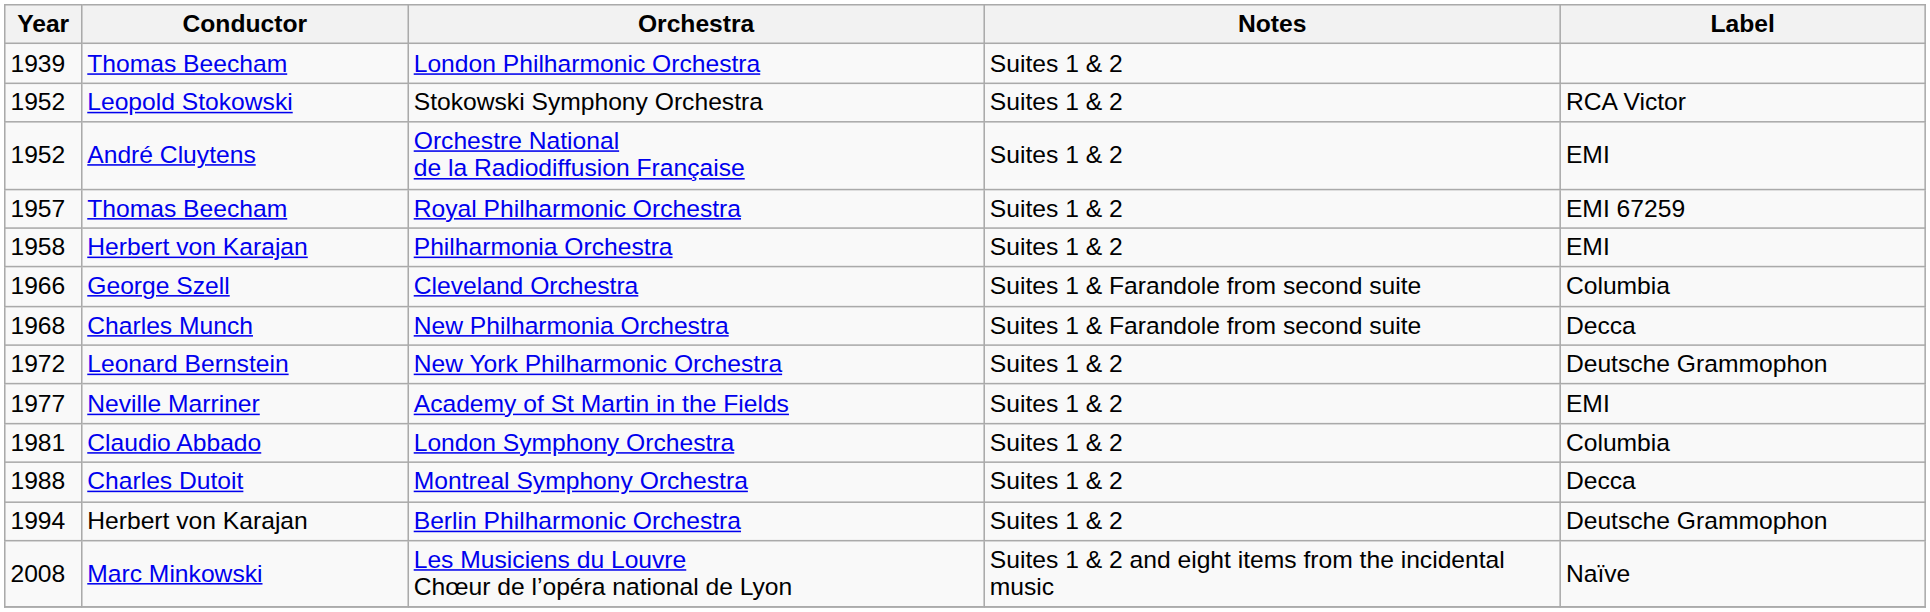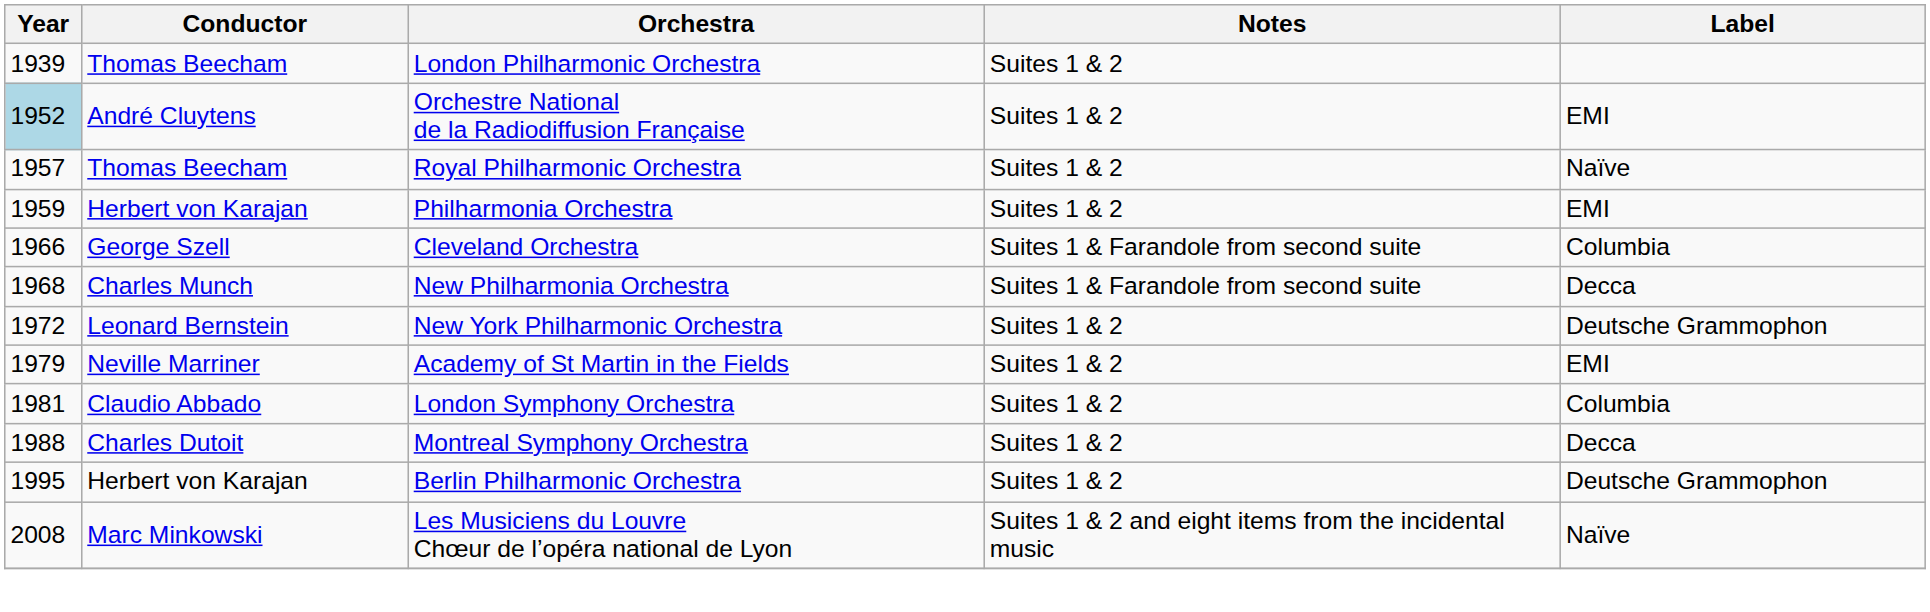- row: (588, 102)
(38, 155) no background -> (38, 116) lightblue background
(1626, 208) EMI 67259 -> (1598, 168) Naïve
(38, 247) 1958 -> (38, 208) 1959
(38, 403) 1977 -> (38, 364) 1979
(38, 520) 1994 -> (38, 481) 1995
